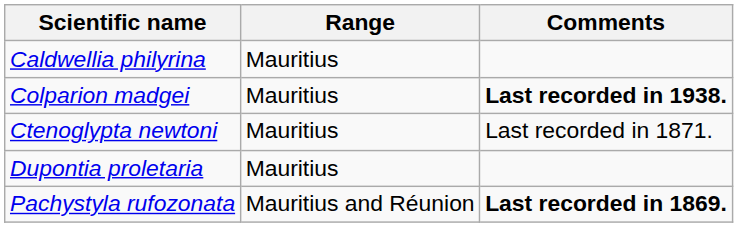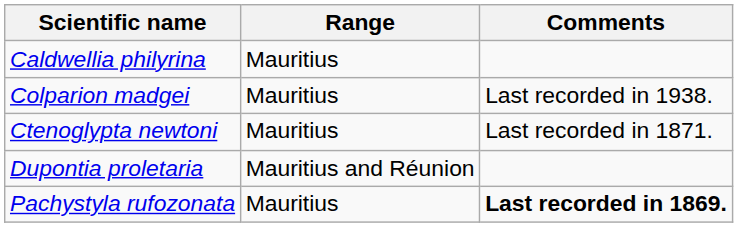(606, 95) bold -> (599, 95) normal
(292, 167) Mauritius -> (360, 167) Mauritius and Réunion
(360, 204) Mauritius and Réunion -> (292, 204) Mauritius
